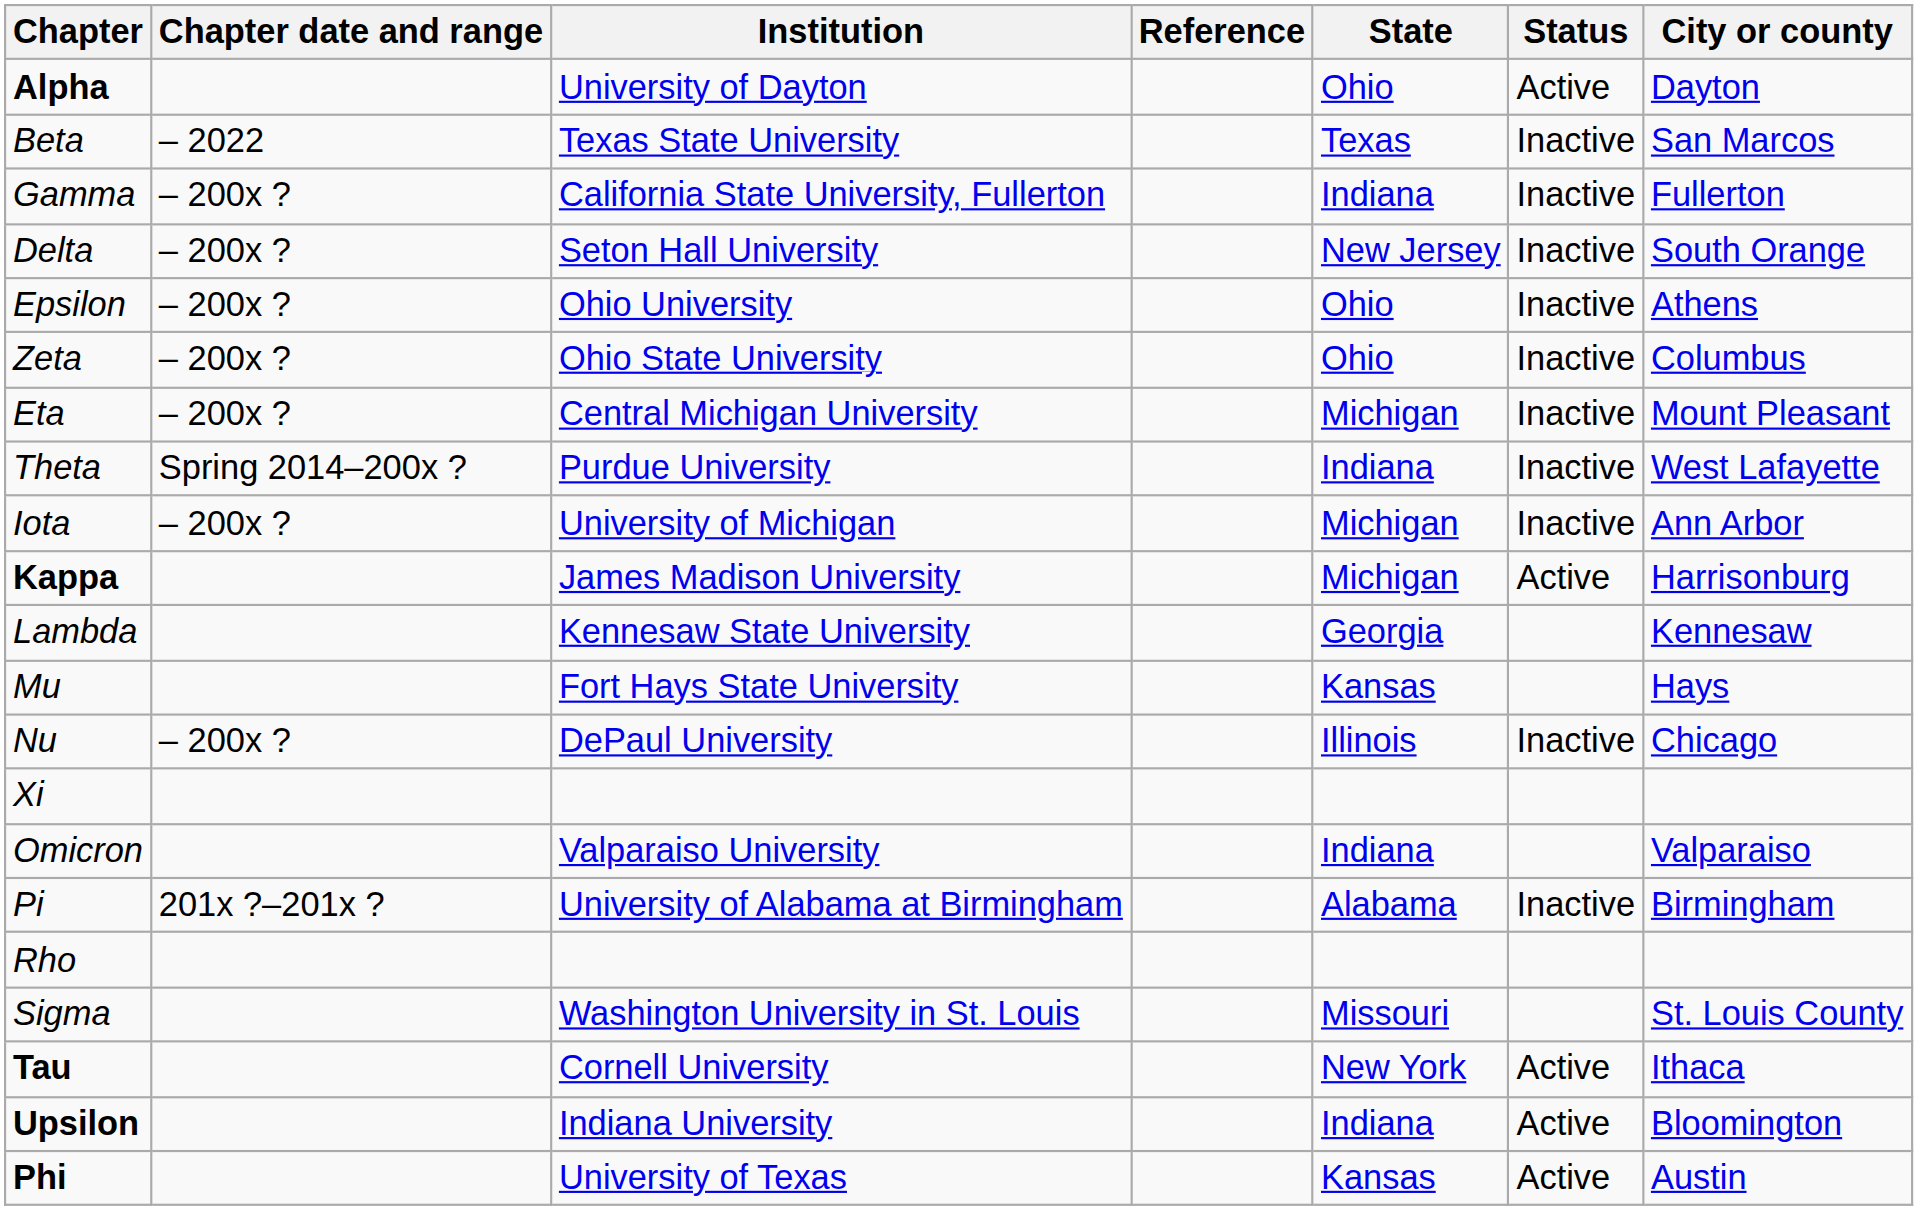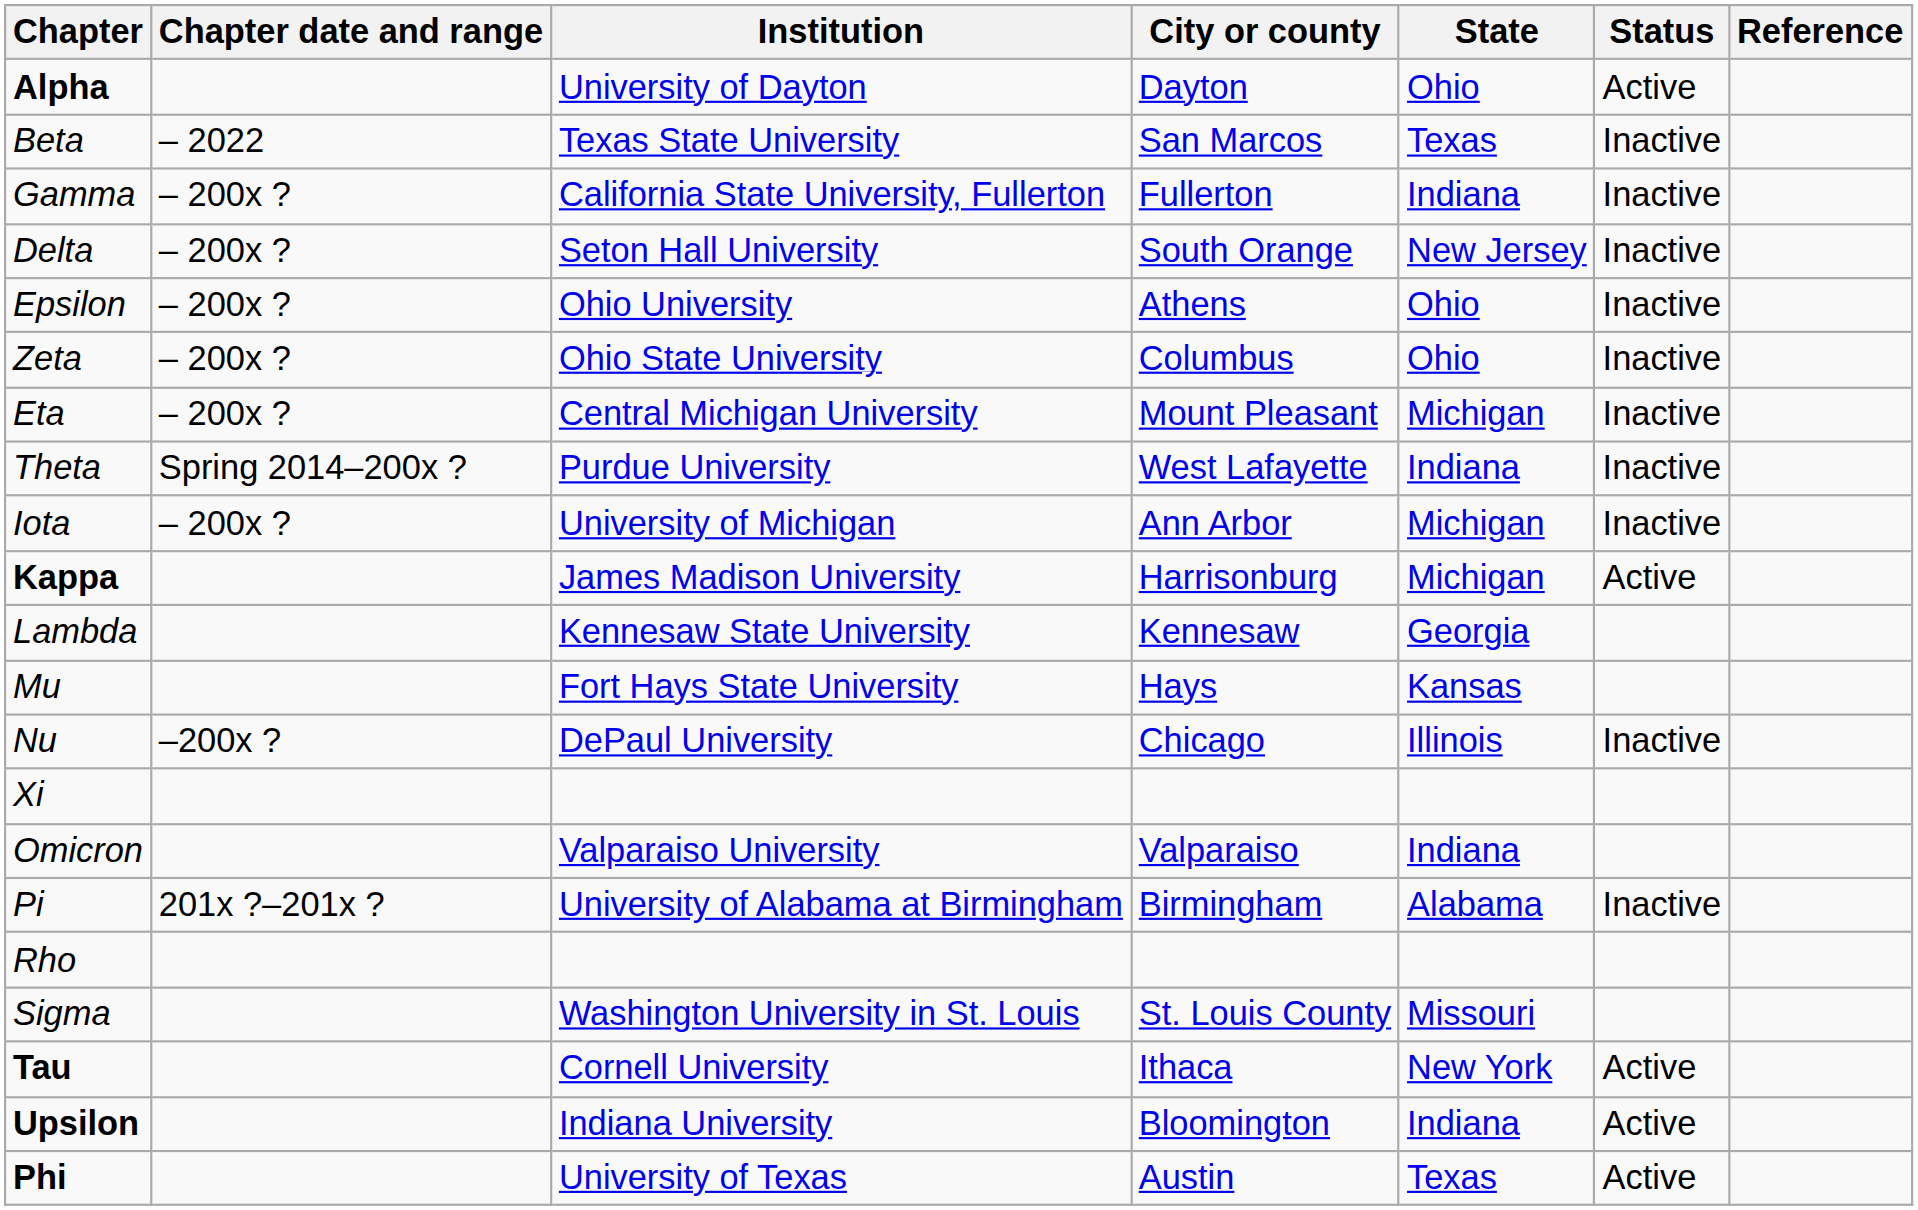columns swapped: (1777, 31) <-> (1222, 31)
(225, 741) – 200x ? -> (220, 741) –200x ?
(1378, 1177) Kansas -> (1452, 1177) Texas
